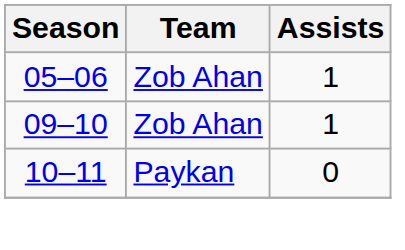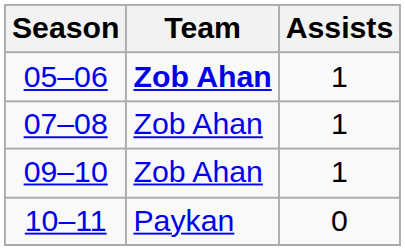(198, 76) normal -> (203, 76) bold
+ row: (66, 124)
